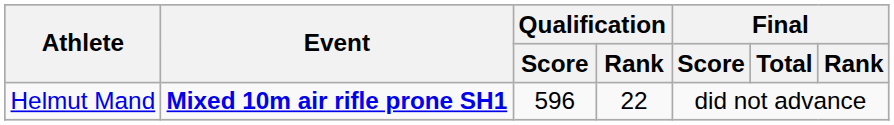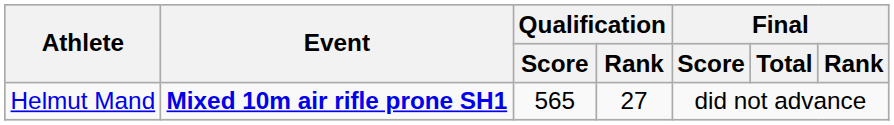(555, 101) 596 -> (555, 101) 565
(634, 101) 22 -> (634, 101) 27
